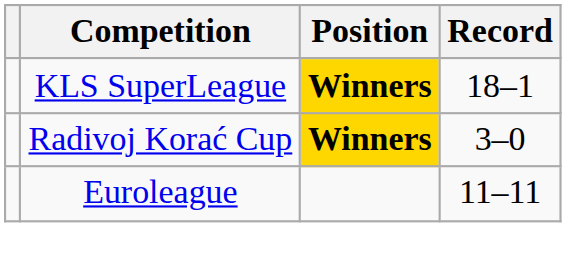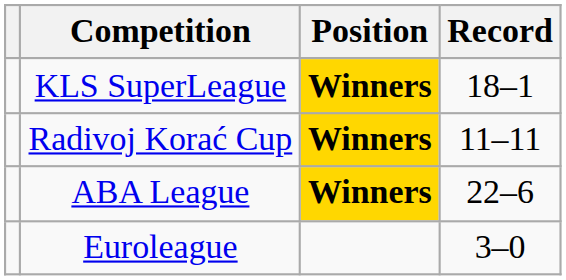(500, 138) 3–0 -> (500, 138) 11–11
+ row: (160, 192)
(500, 192) 11–11 -> (500, 246) 3–0
